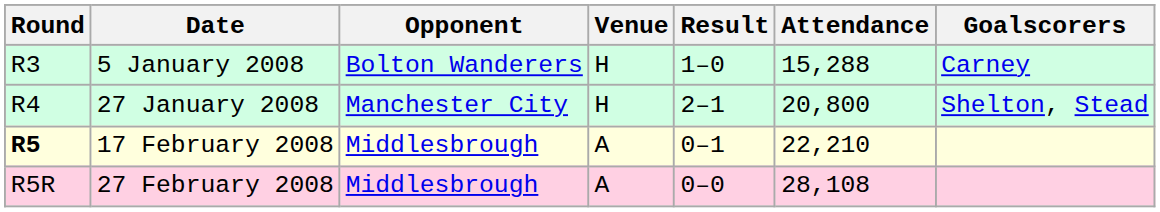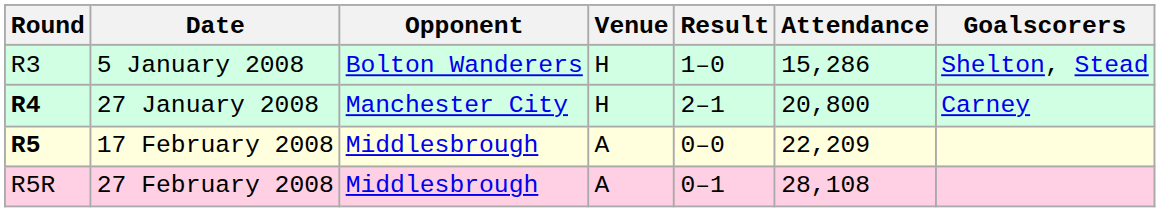(826, 65) 15,288 -> (826, 65) 15,286
(986, 65) Carney -> (1045, 65) Shelton, Stead
(26, 106) normal -> (26, 106) bold
(1045, 106) Shelton, Stead -> (986, 106) Carney
(703, 146) 0–1 -> (703, 146) 0–0
(826, 146) 22,210 -> (826, 146) 22,209
(703, 186) 0–0 -> (703, 186) 0–1
